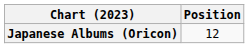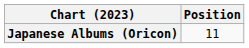(212, 33) 12 -> (212, 33) 11
